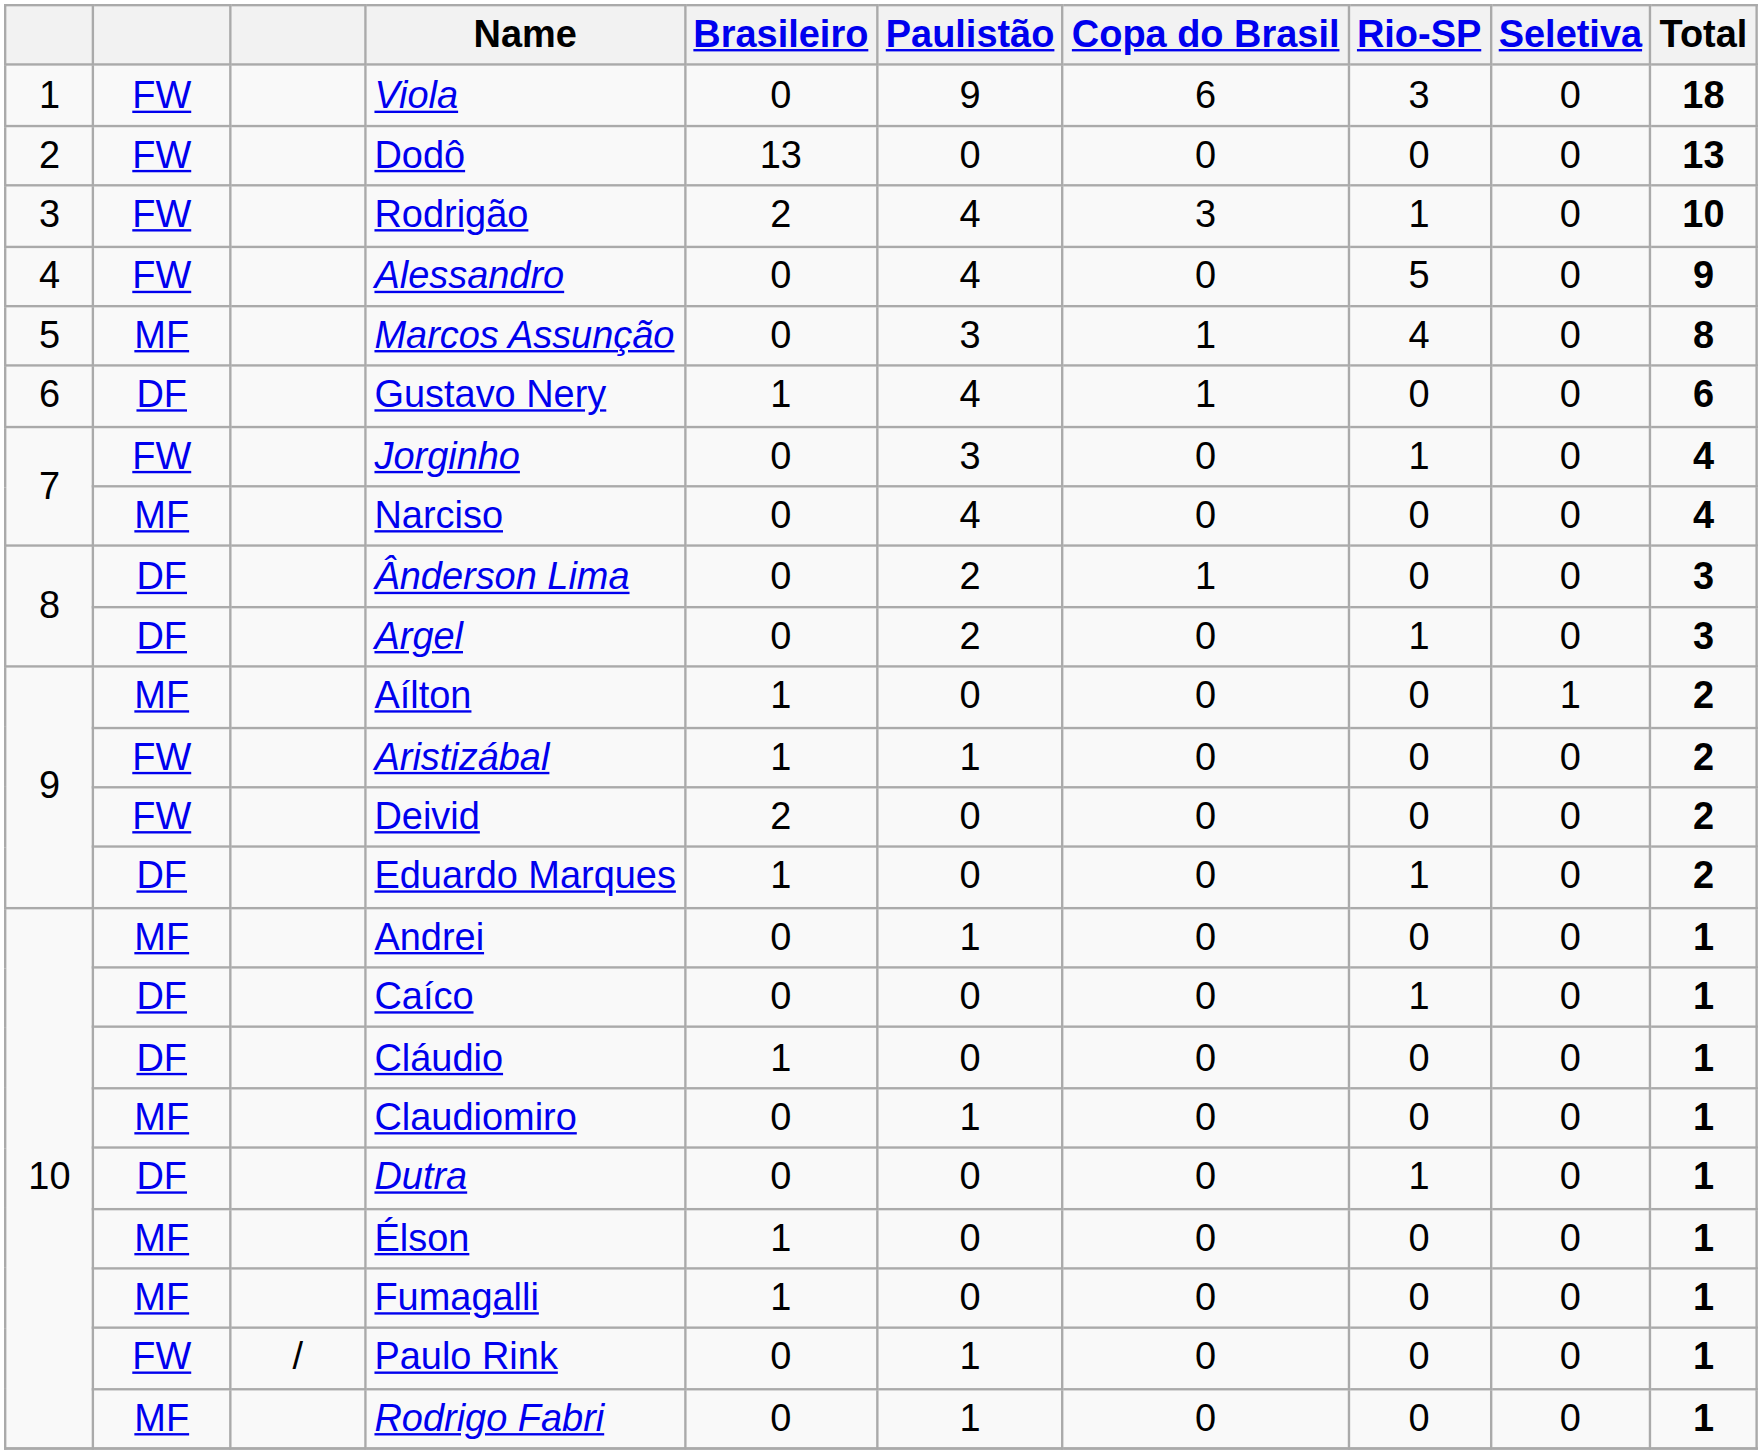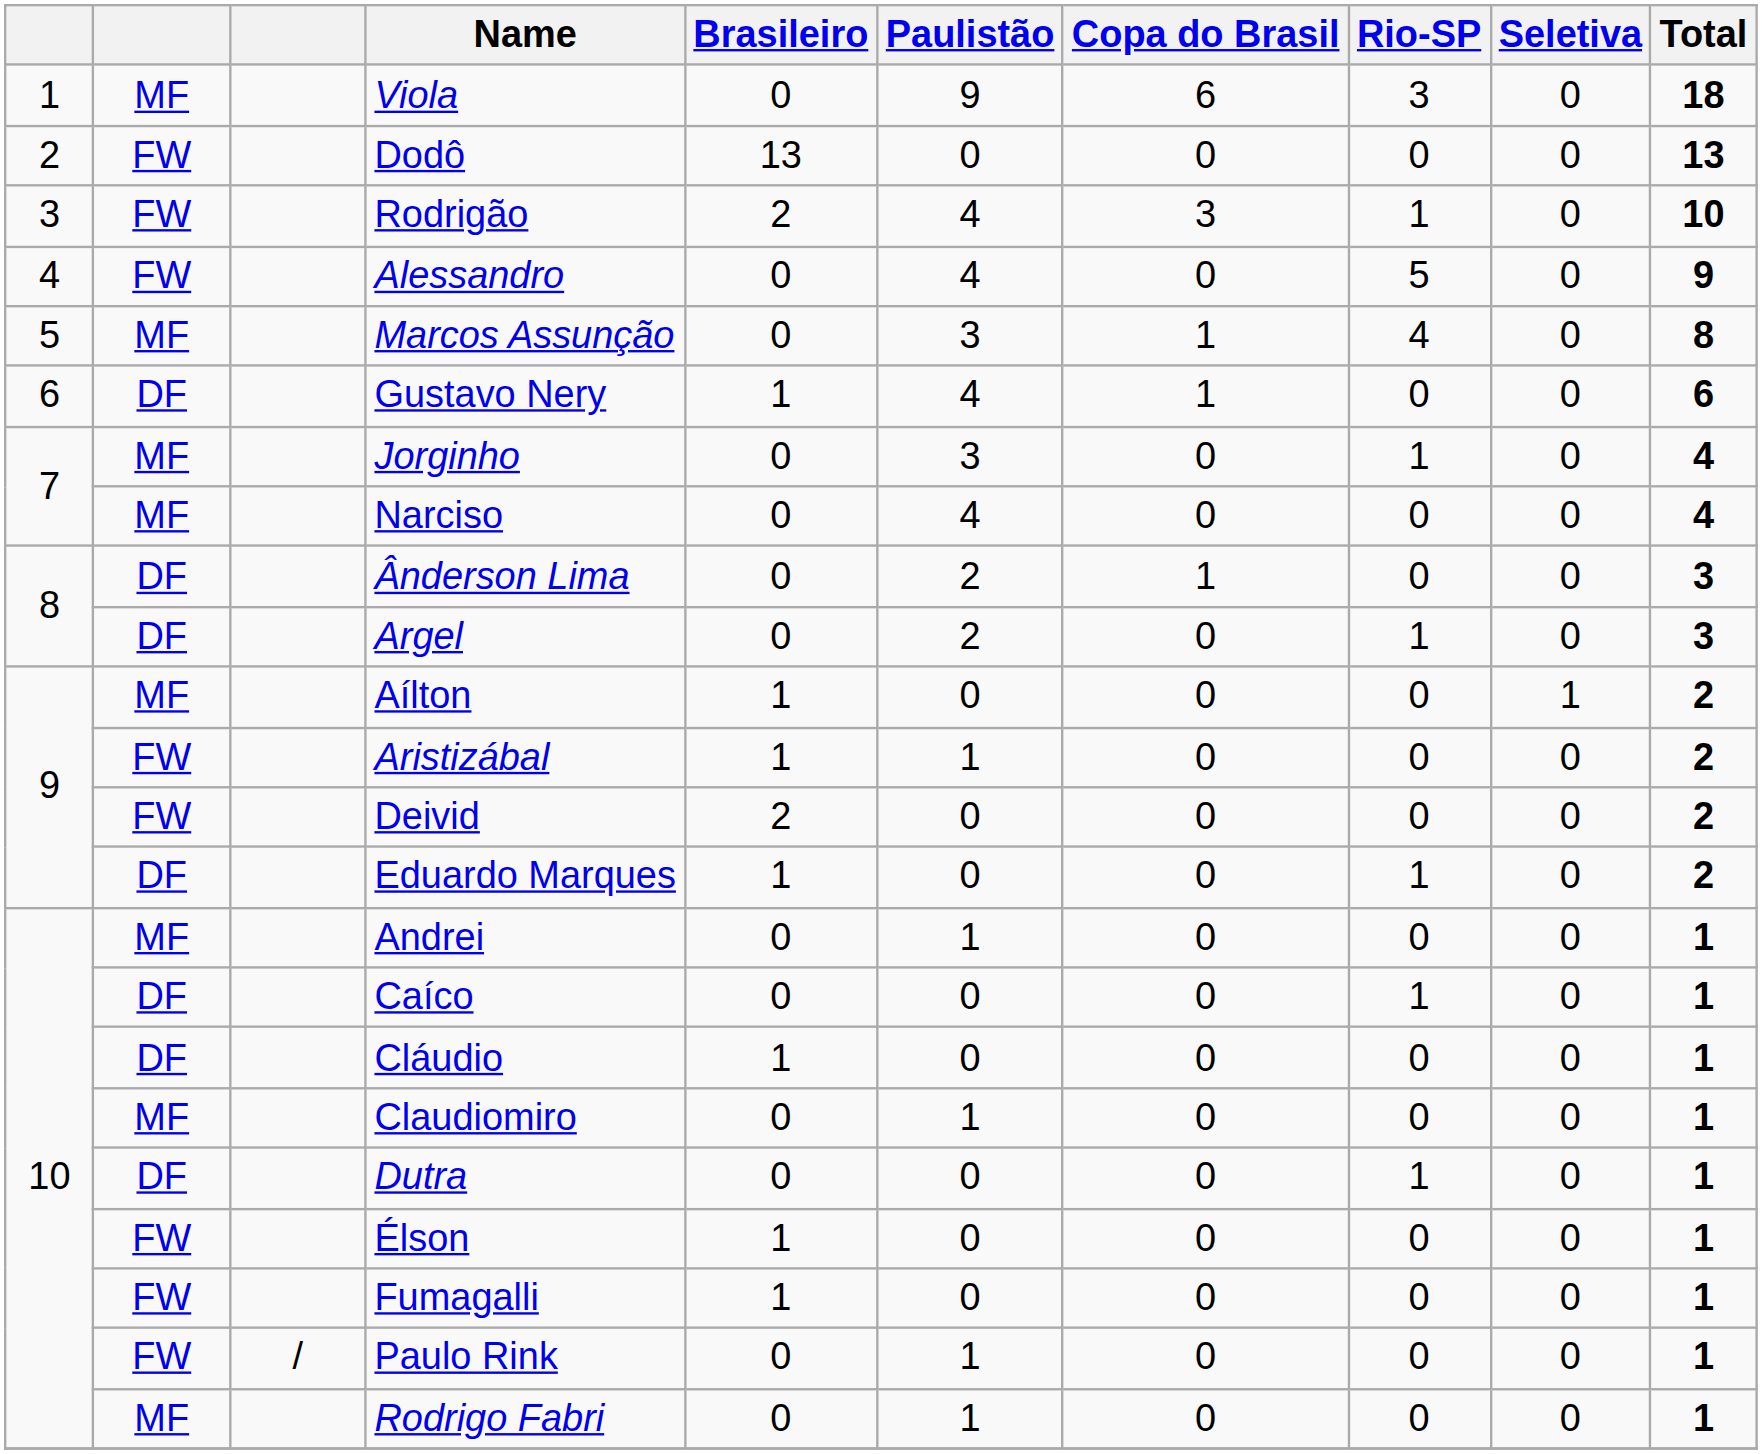(162, 94) FW -> (162, 94) MF
(162, 455) FW -> (162, 455) MF
(162, 1237) MF -> (162, 1237) FW
(162, 1297) MF -> (162, 1297) FW
